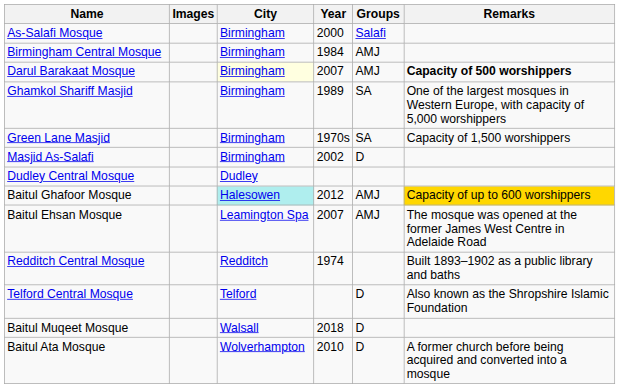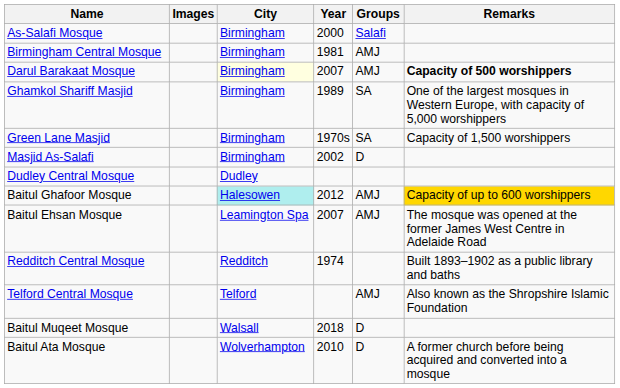(330, 52) 1984 -> (330, 52) 1981
(360, 294) D -> (368, 294) AMJ
